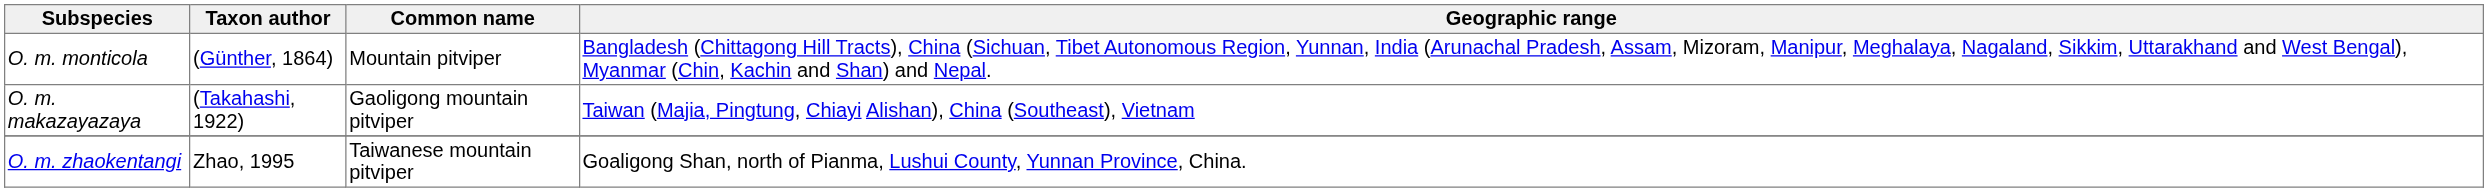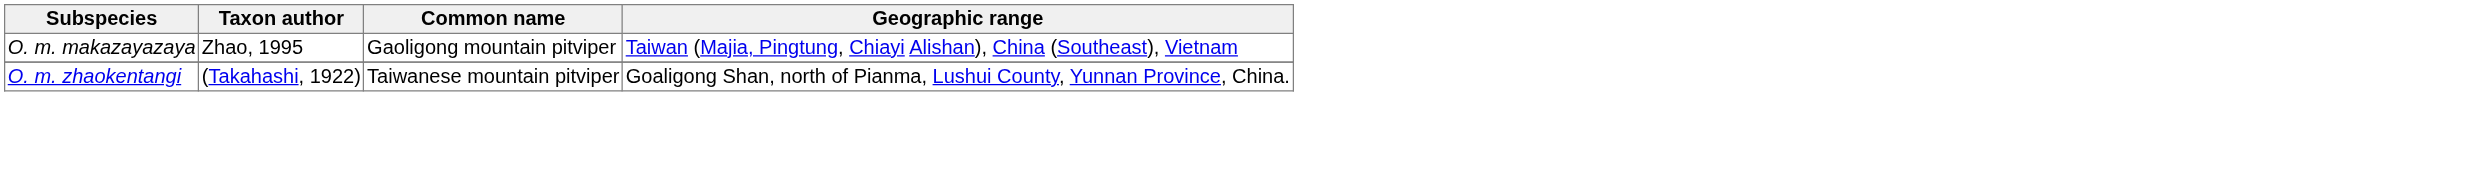- row: (78, 58)
(244, 110) (Takahashi, 1922) -> (252, 47) Zhao, 1995
(244, 161) Zhao, 1995 -> (281, 76) (Takahashi, 1922)
